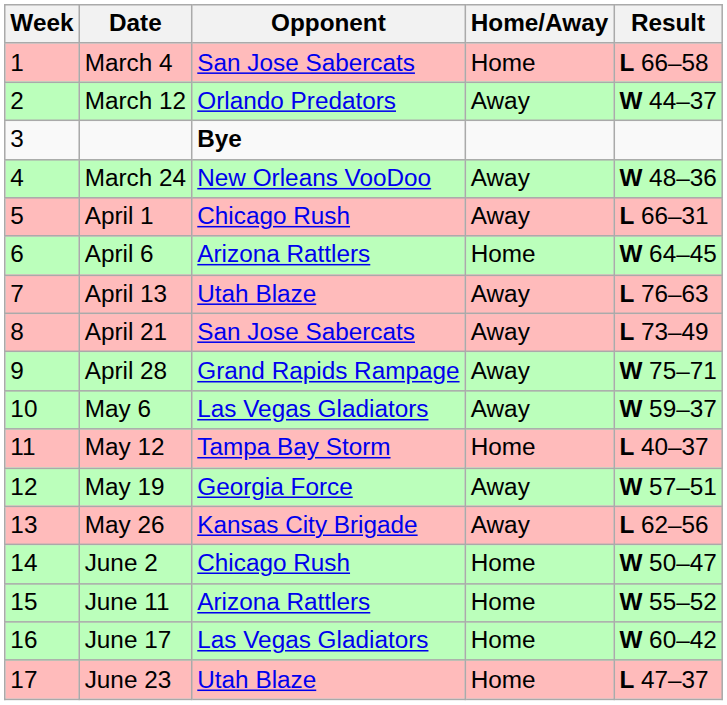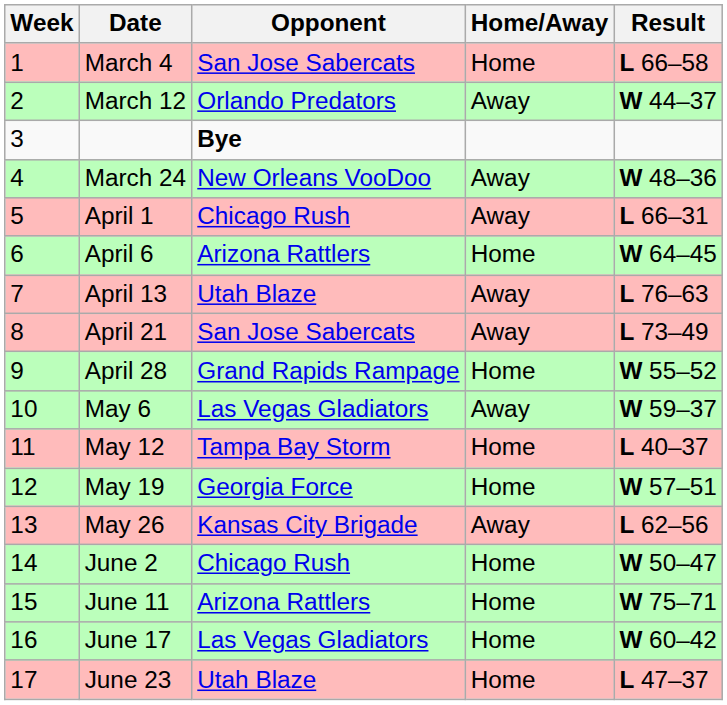(500, 370) Away -> (503, 370) Home
(668, 370) W 75–71 -> (668, 370) W 55–52
(500, 486) Away -> (503, 486) Home
(668, 602) W 55–52 -> (668, 602) W 75–71
